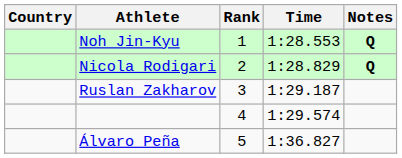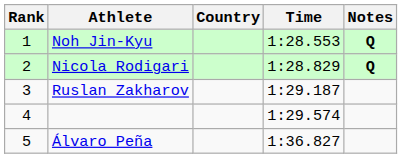columns swapped: (242, 17) <-> (40, 17)
